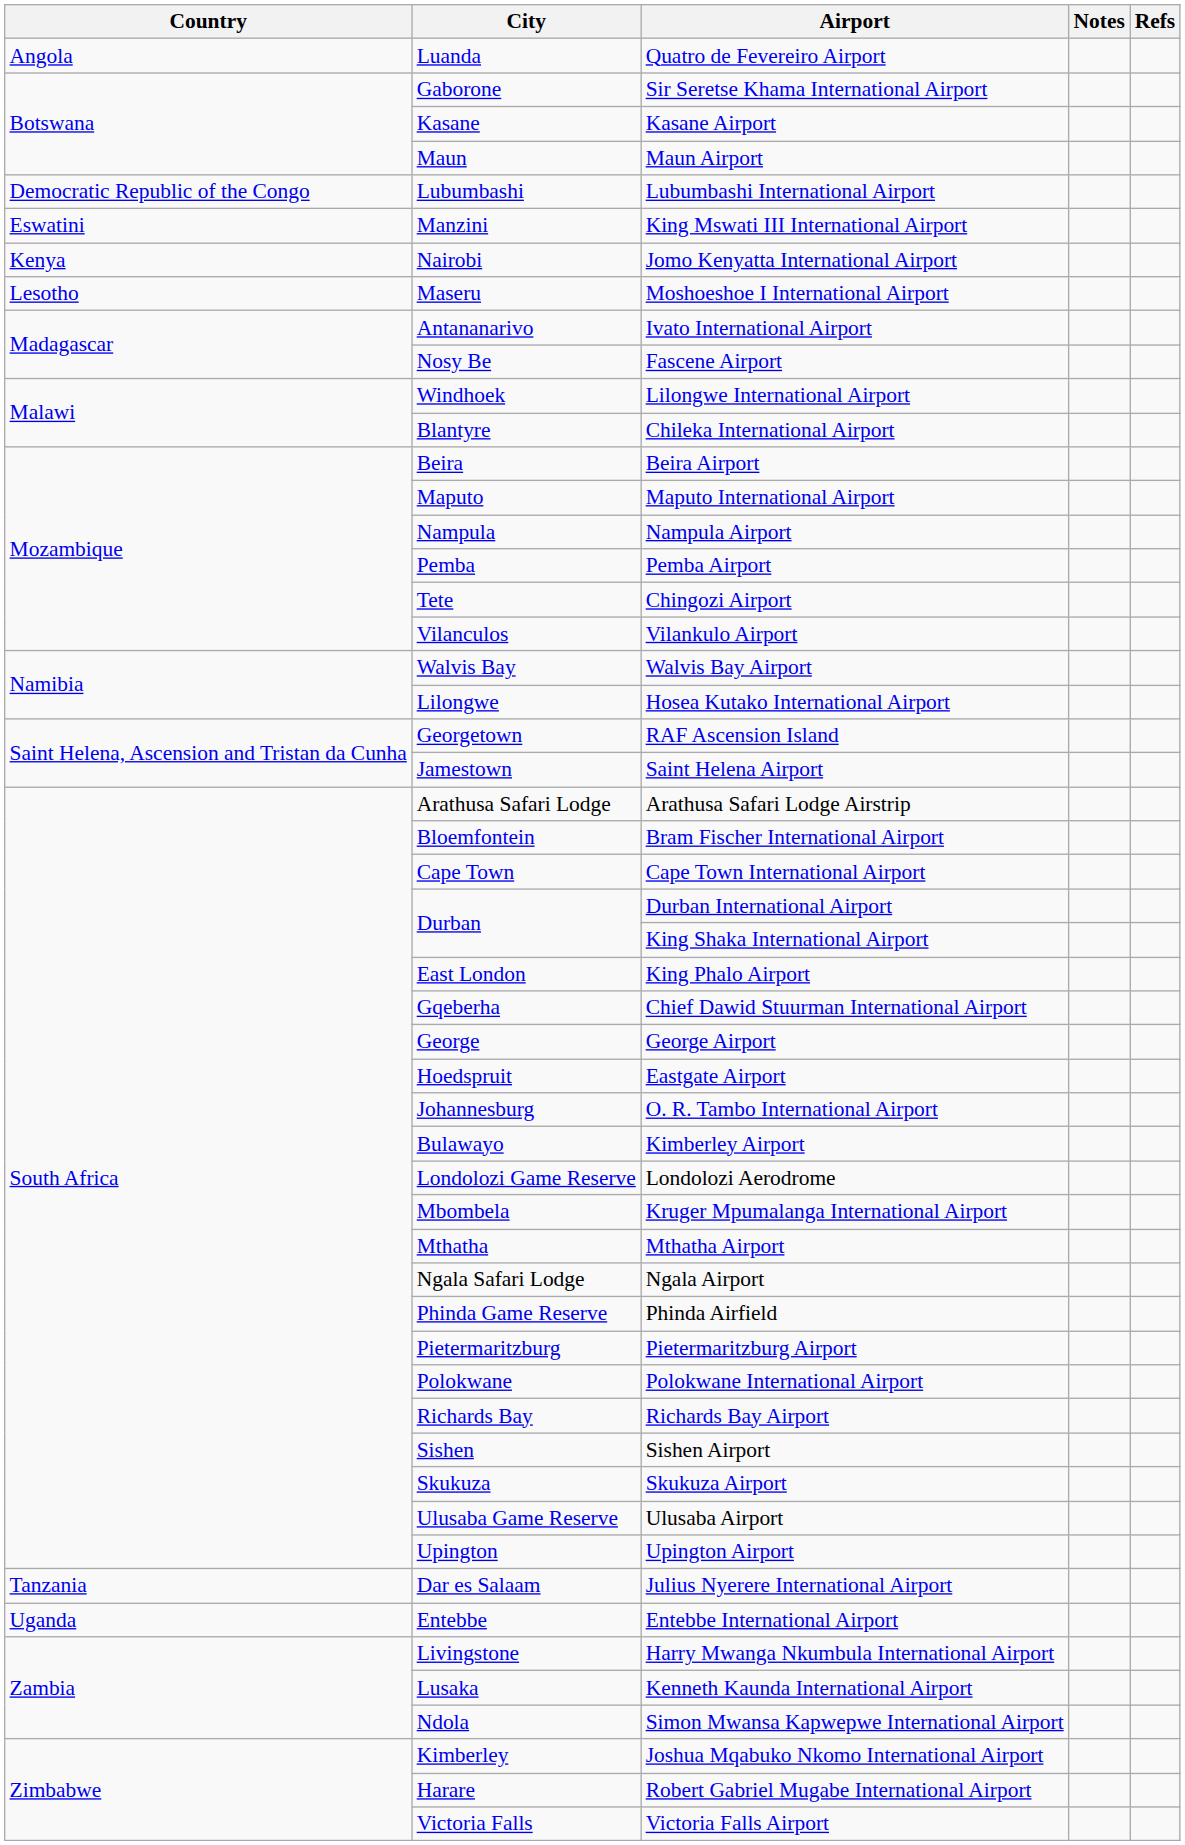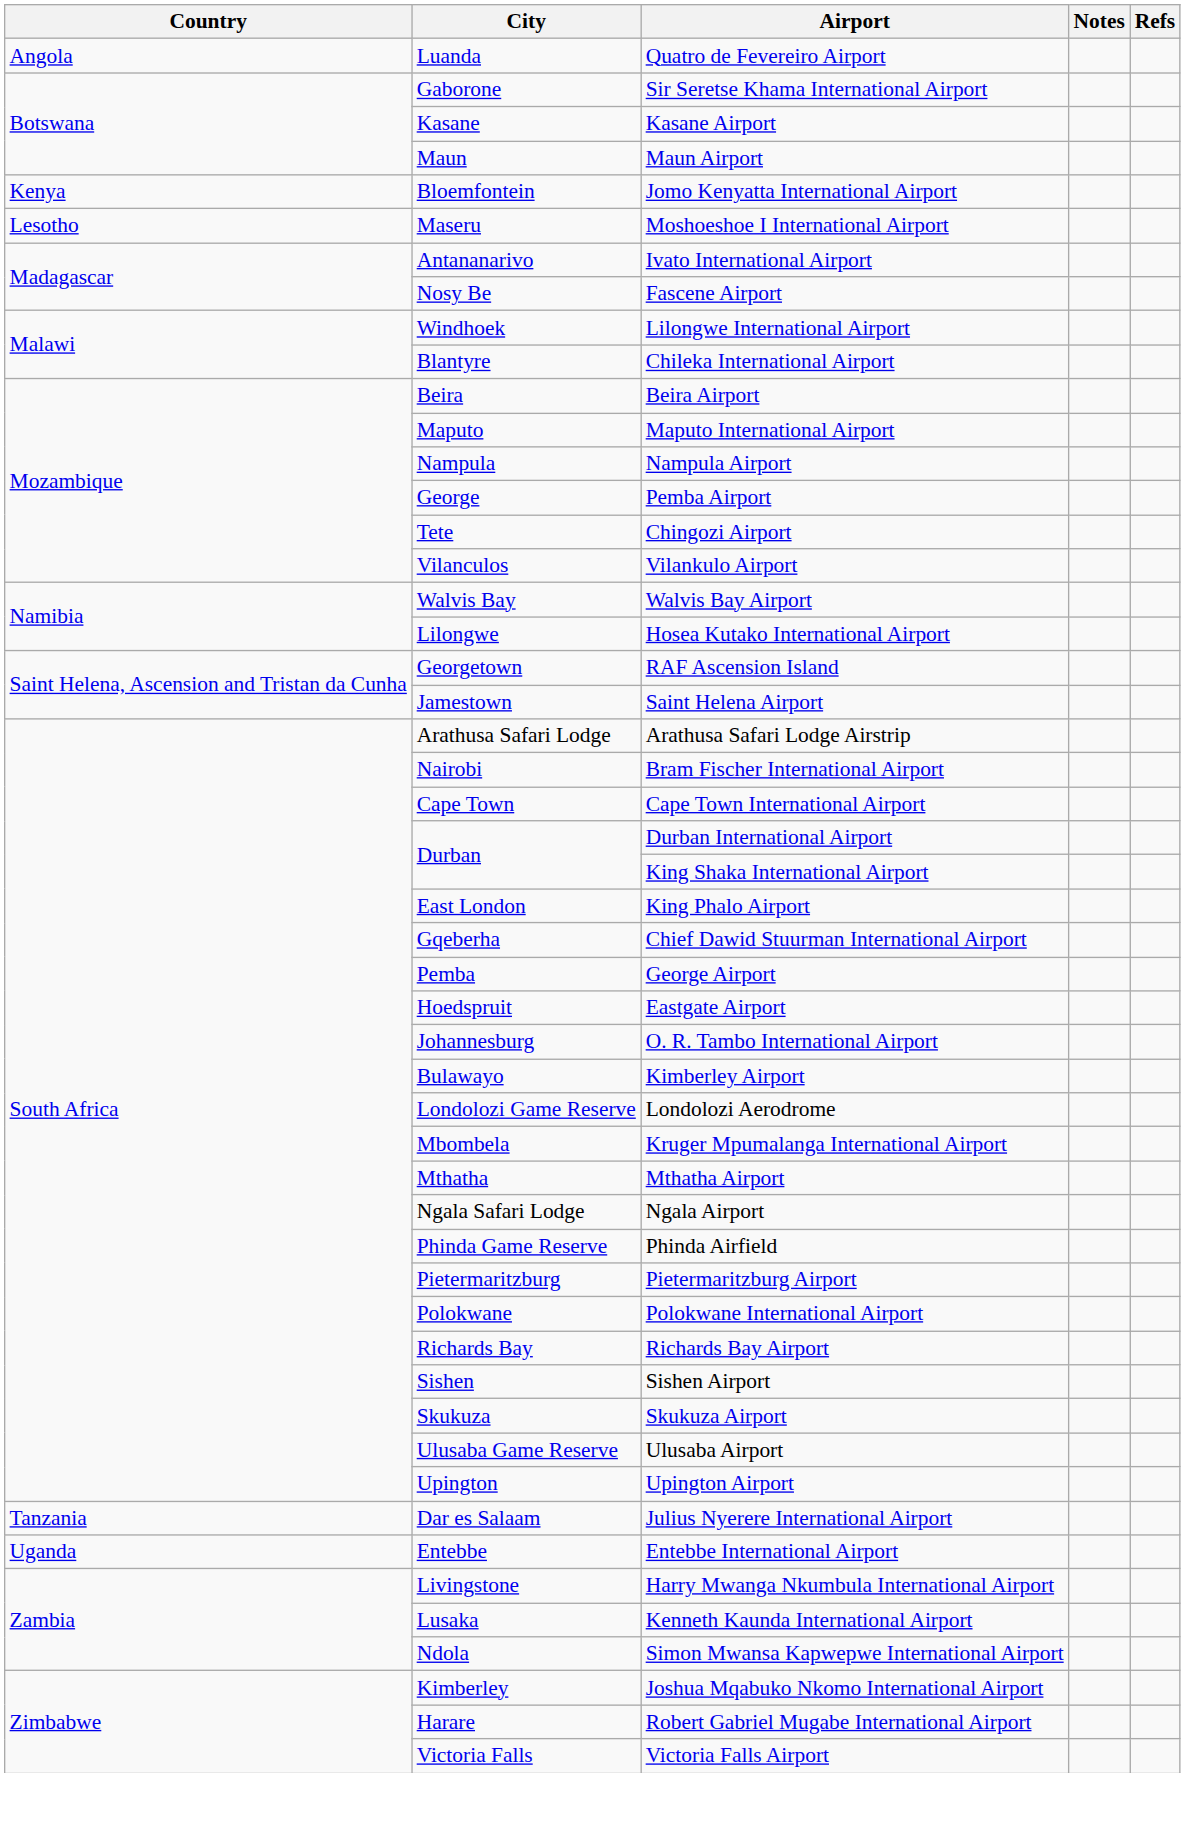- row: (790, 191)
- row: (806, 225)
(449, 259) Nairobi -> (476, 191) Bloemfontein
(446, 565) Pemba -> (448, 497) George
(476, 837) Bloemfontein -> (449, 769) Nairobi
(448, 1041) George -> (446, 973) Pemba
